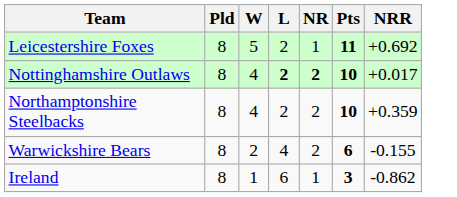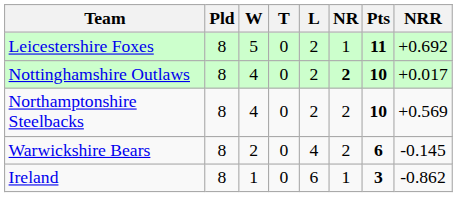+ column: (284, 18)
(284, 74) bold -> (314, 74) normal
(393, 112) +0.359 -> (423, 112) +0.569
(393, 149) -0.155 -> (423, 149) -0.145
